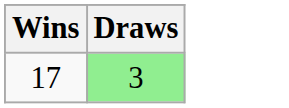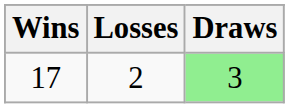+ column: (136, 28)
